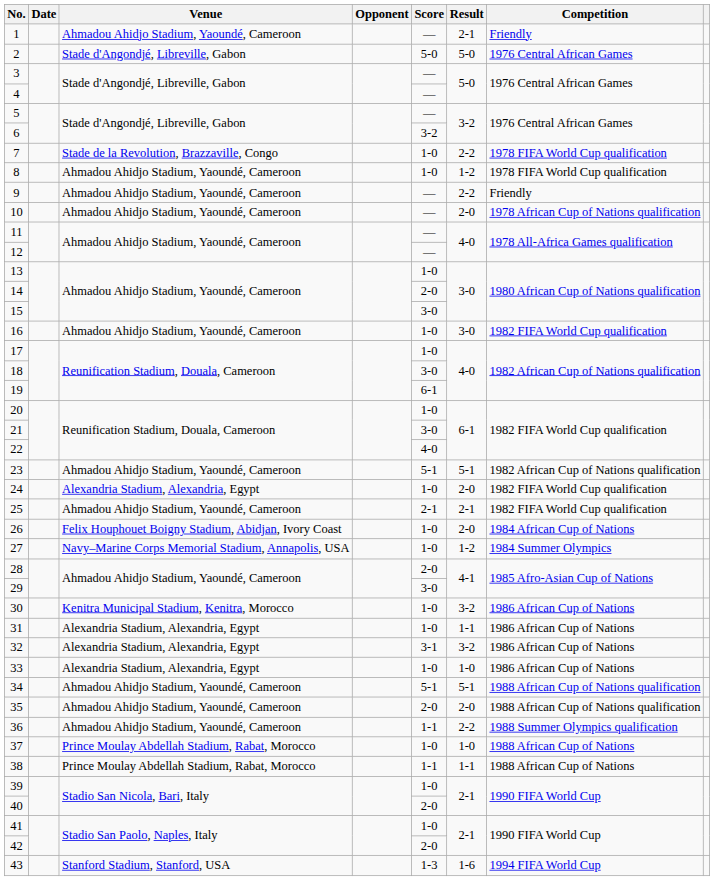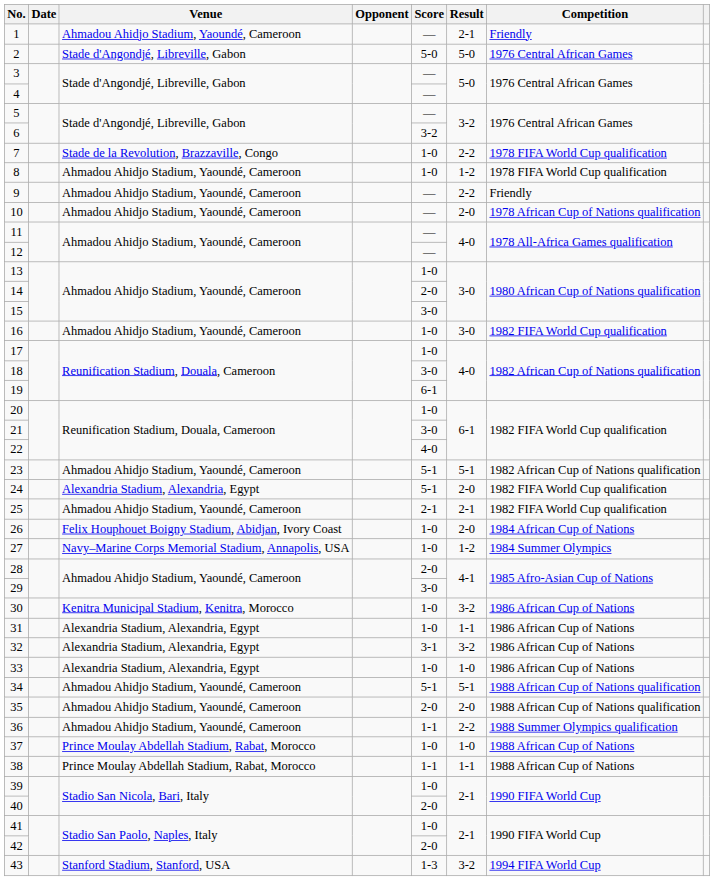(429, 489) 1-0 -> (429, 489) 5-1
(467, 865) 1-6 -> (467, 865) 3-2
